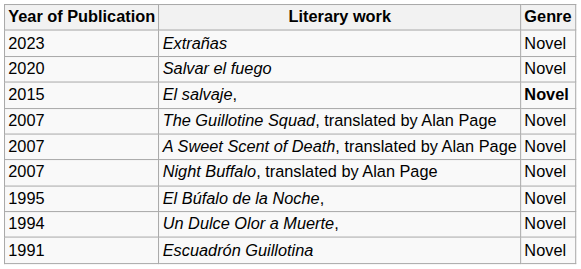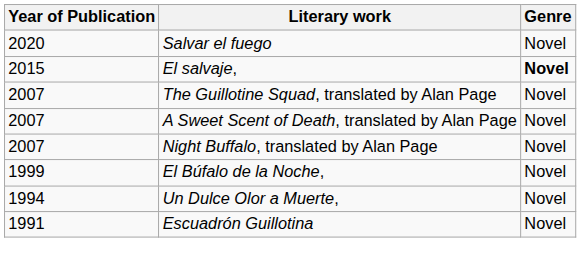- row: (195, 43)
(26, 198) 1995 -> (26, 172) 1999
